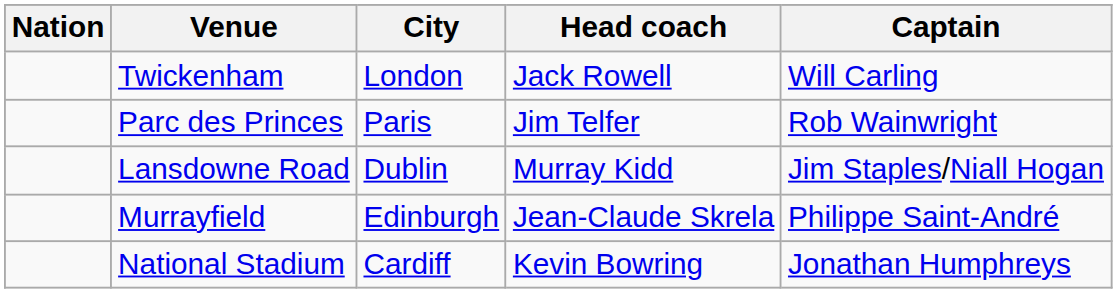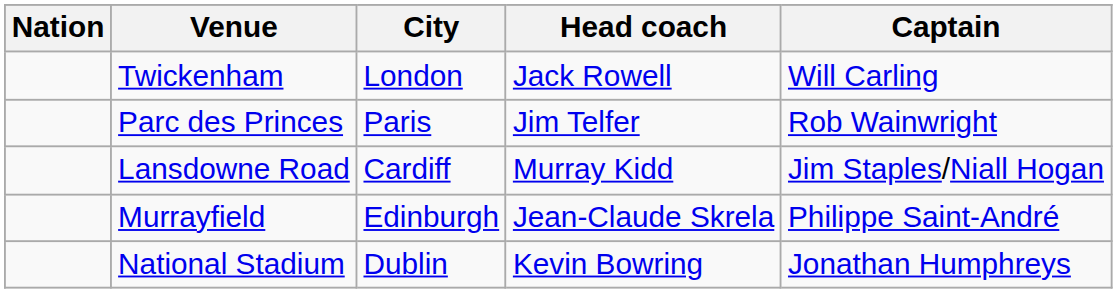(406, 169) Dublin -> (407, 169) Cardiff
(407, 264) Cardiff -> (406, 264) Dublin
